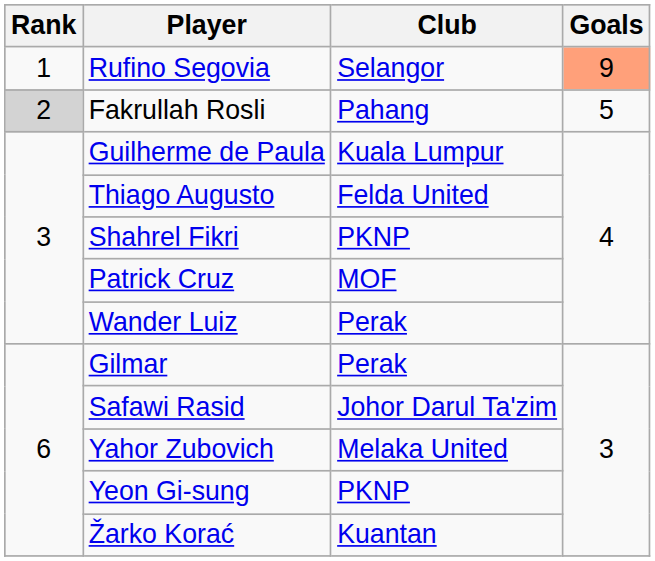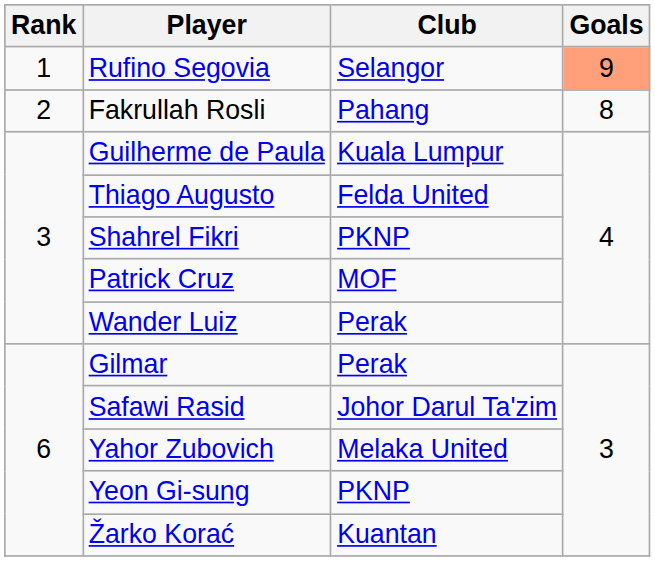(44, 110) lightgrey background -> (44, 110) no background
(607, 110) 5 -> (607, 110) 8
